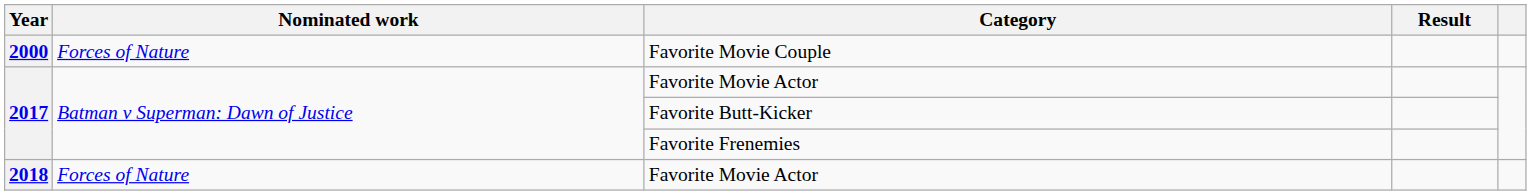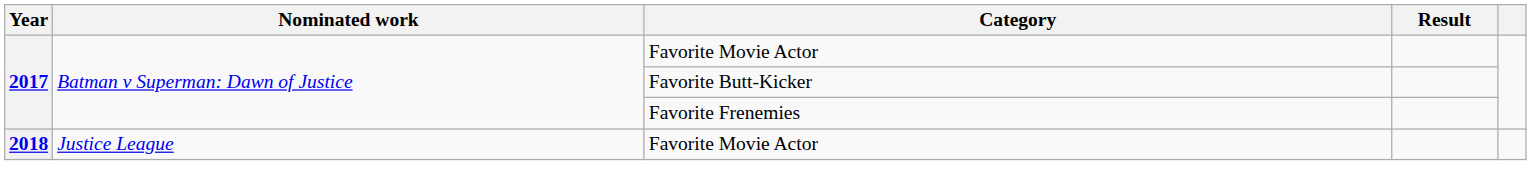- row: (29, 50)
(123, 174) Forces of Nature -> (115, 143) Justice League
